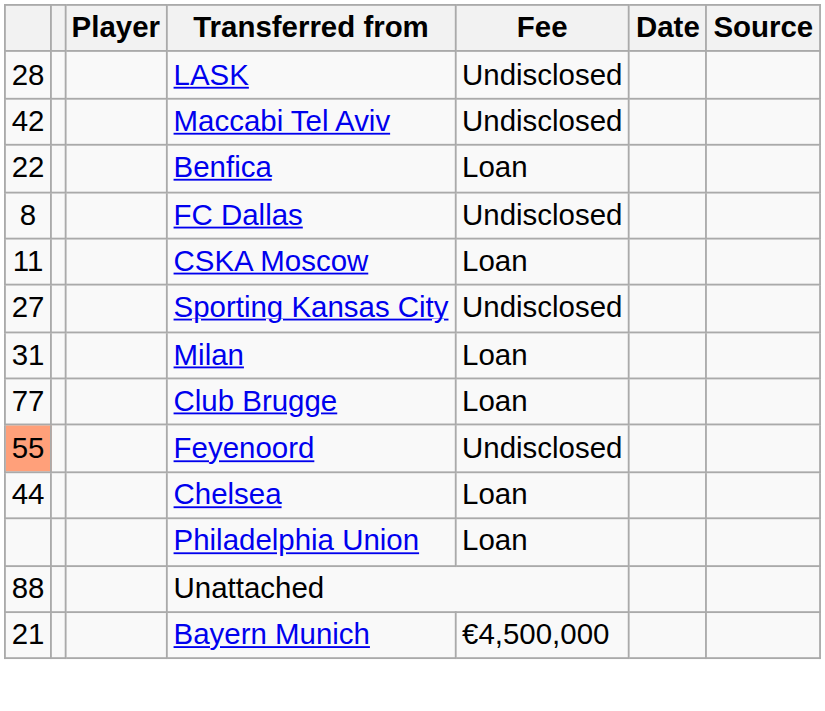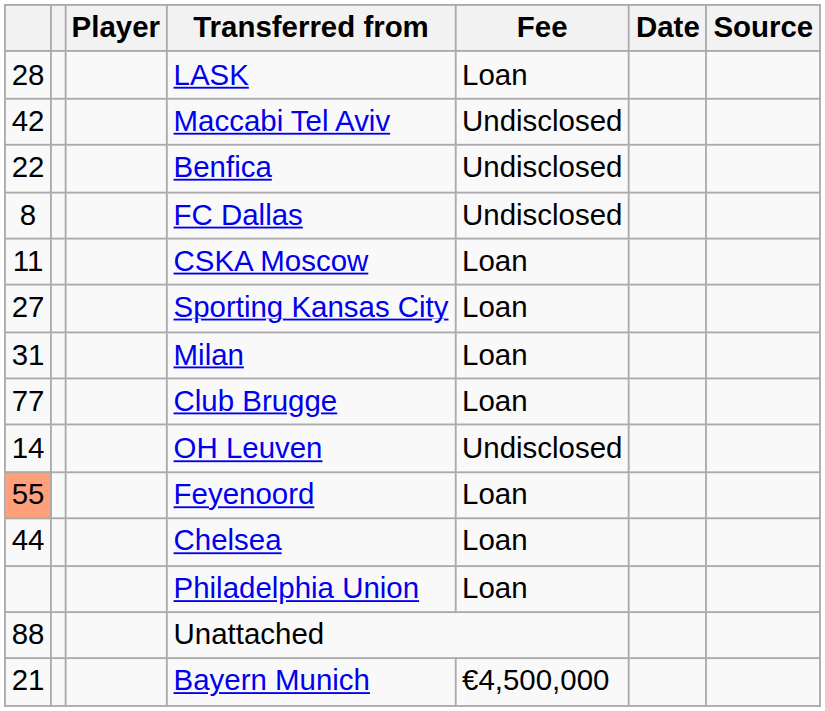(542, 74) Undisclosed -> (495, 74) Loan
(495, 167) Loan -> (542, 167) Undisclosed
(542, 307) Undisclosed -> (495, 307) Loan
+ row: (248, 448)
(542, 448) Undisclosed -> (495, 494) Loan
